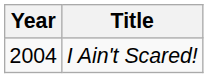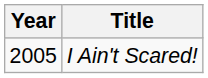(33, 55) 2004 -> (33, 55) 2005
